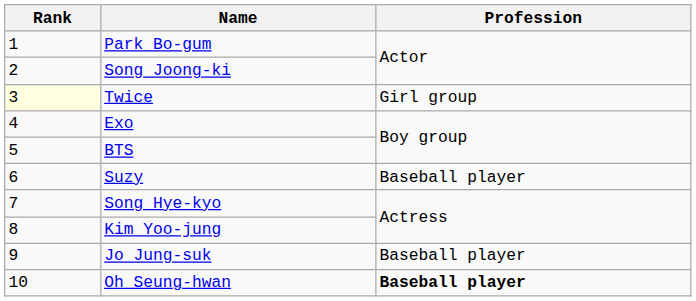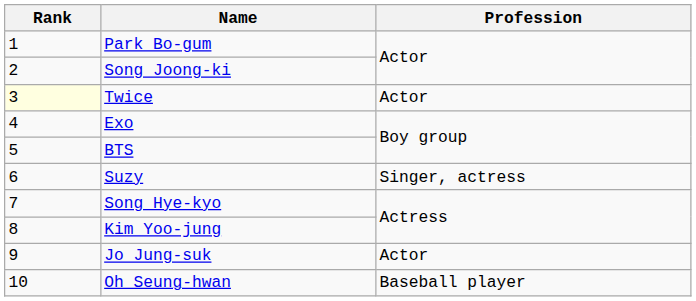(428, 97) Girl group -> (404, 97) Actor
(453, 177) Baseball player -> (453, 177) Singer, actress
(453, 256) Baseball player -> (404, 256) Actor
(453, 283) bold -> (453, 283) normal
